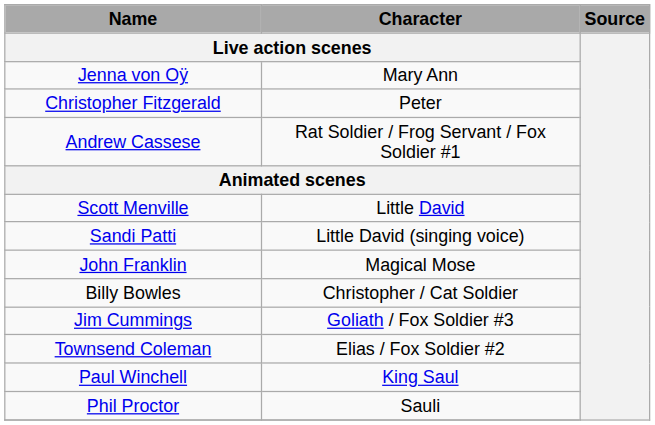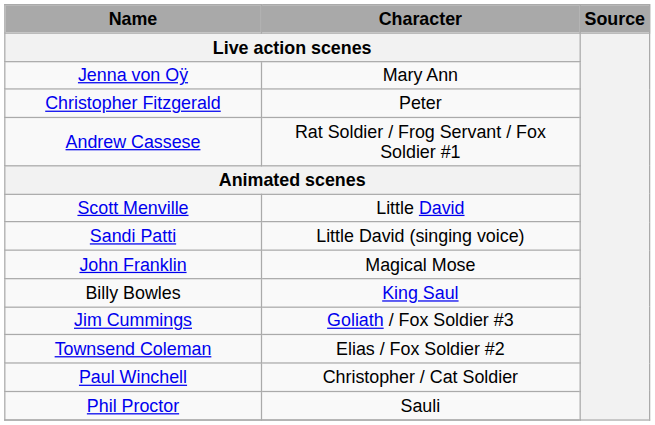(420, 292) Christopher / Cat Soldier -> (420, 292) King Saul
(420, 377) King Saul -> (420, 377) Christopher / Cat Soldier
